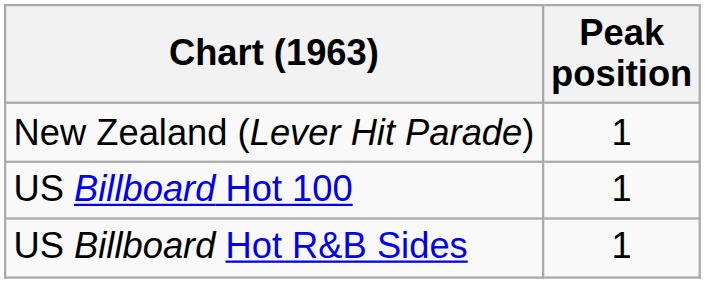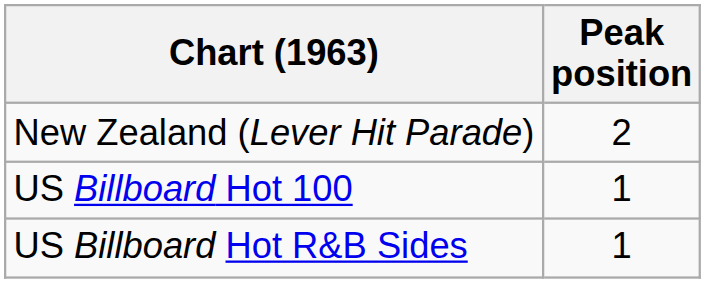(622, 131) 1 -> (622, 131) 2
